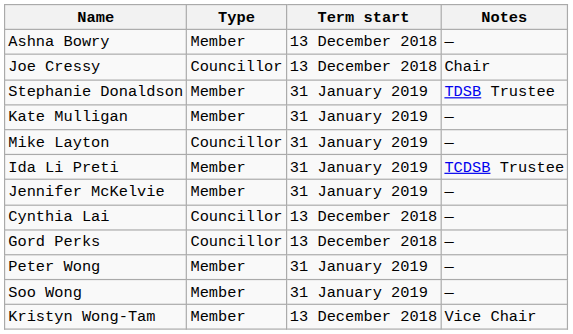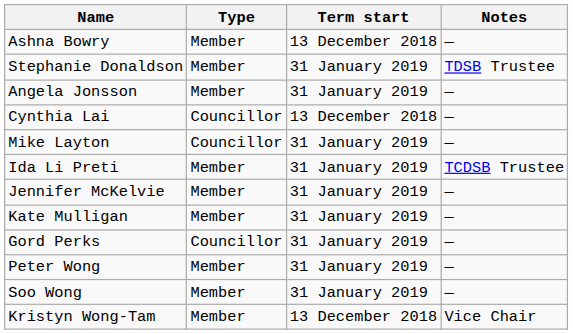- row: (54, 67)
+ row: (73, 92)
rows swapped: (59, 217) <-> (68, 117)
(363, 242) 13 December 2018 -> (359, 242) 31 January 2019
